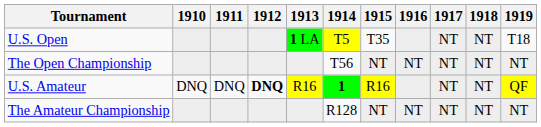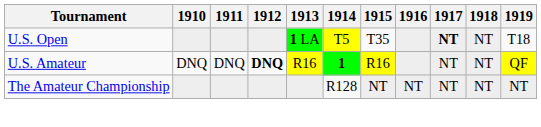(448, 40) normal -> (448, 40) bold
- row: (80, 63)
